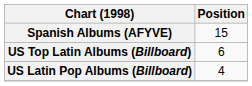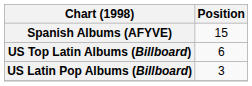(221, 71) 4 -> (221, 71) 3
